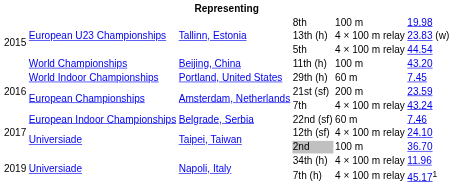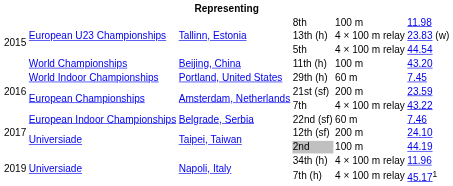(420, 22) 19.98 -> (420, 22) 11.98
(420, 105) 43.24 -> (420, 105) 43.22
(370, 133) 4 × 100 m relay -> (349, 133) 200 m
(420, 147) 36.70 -> (420, 147) 44.19
